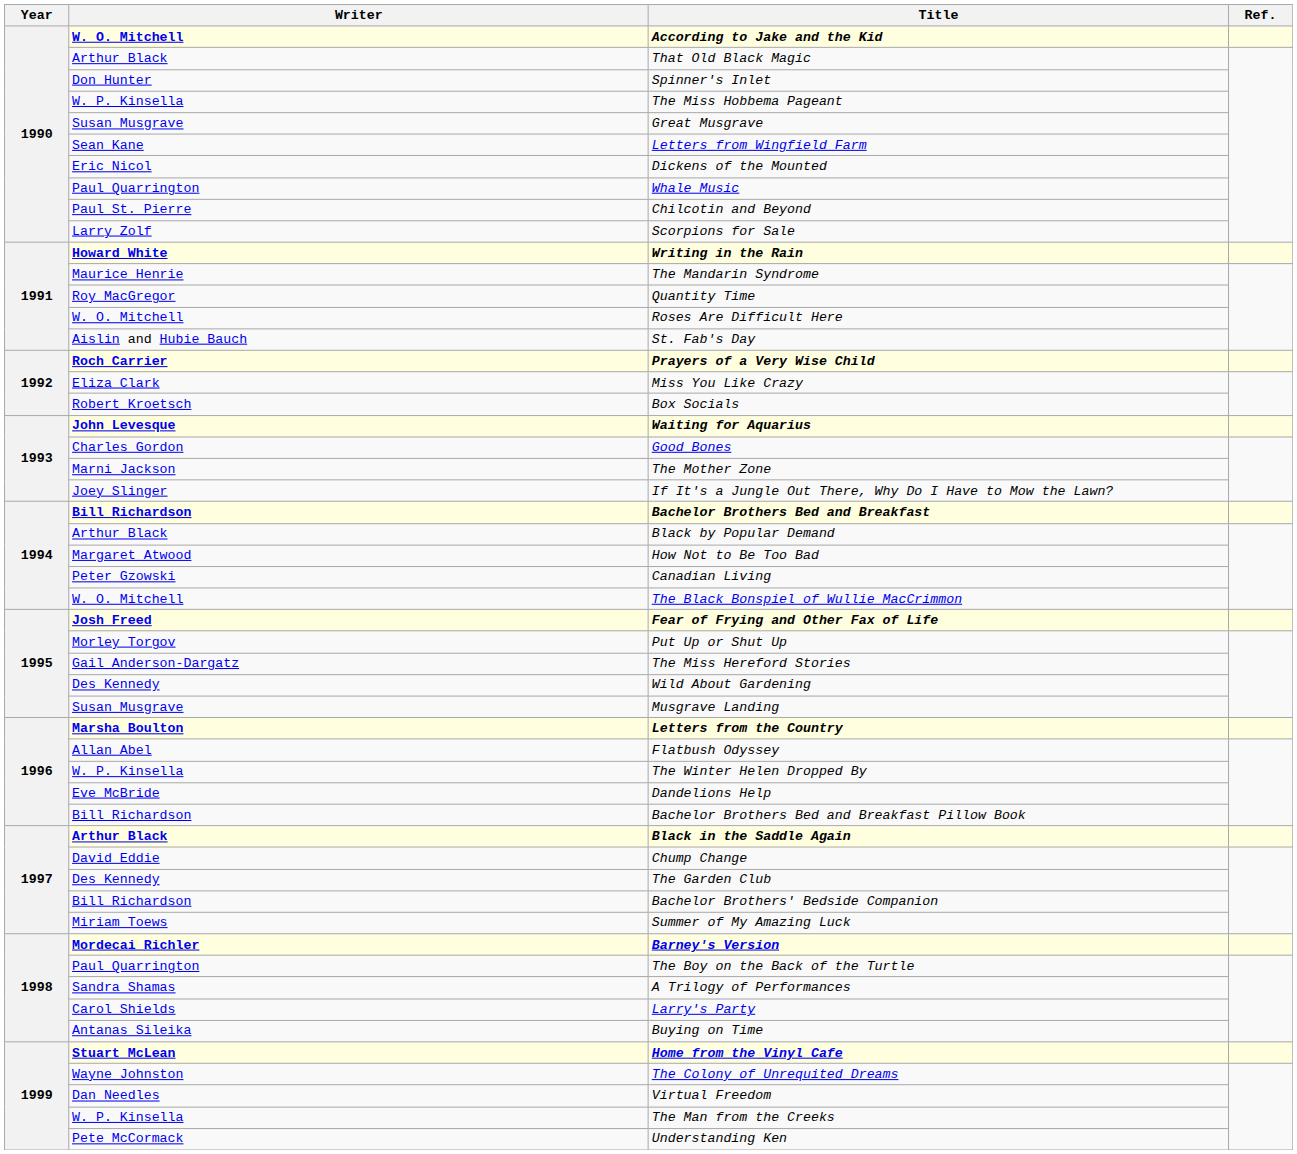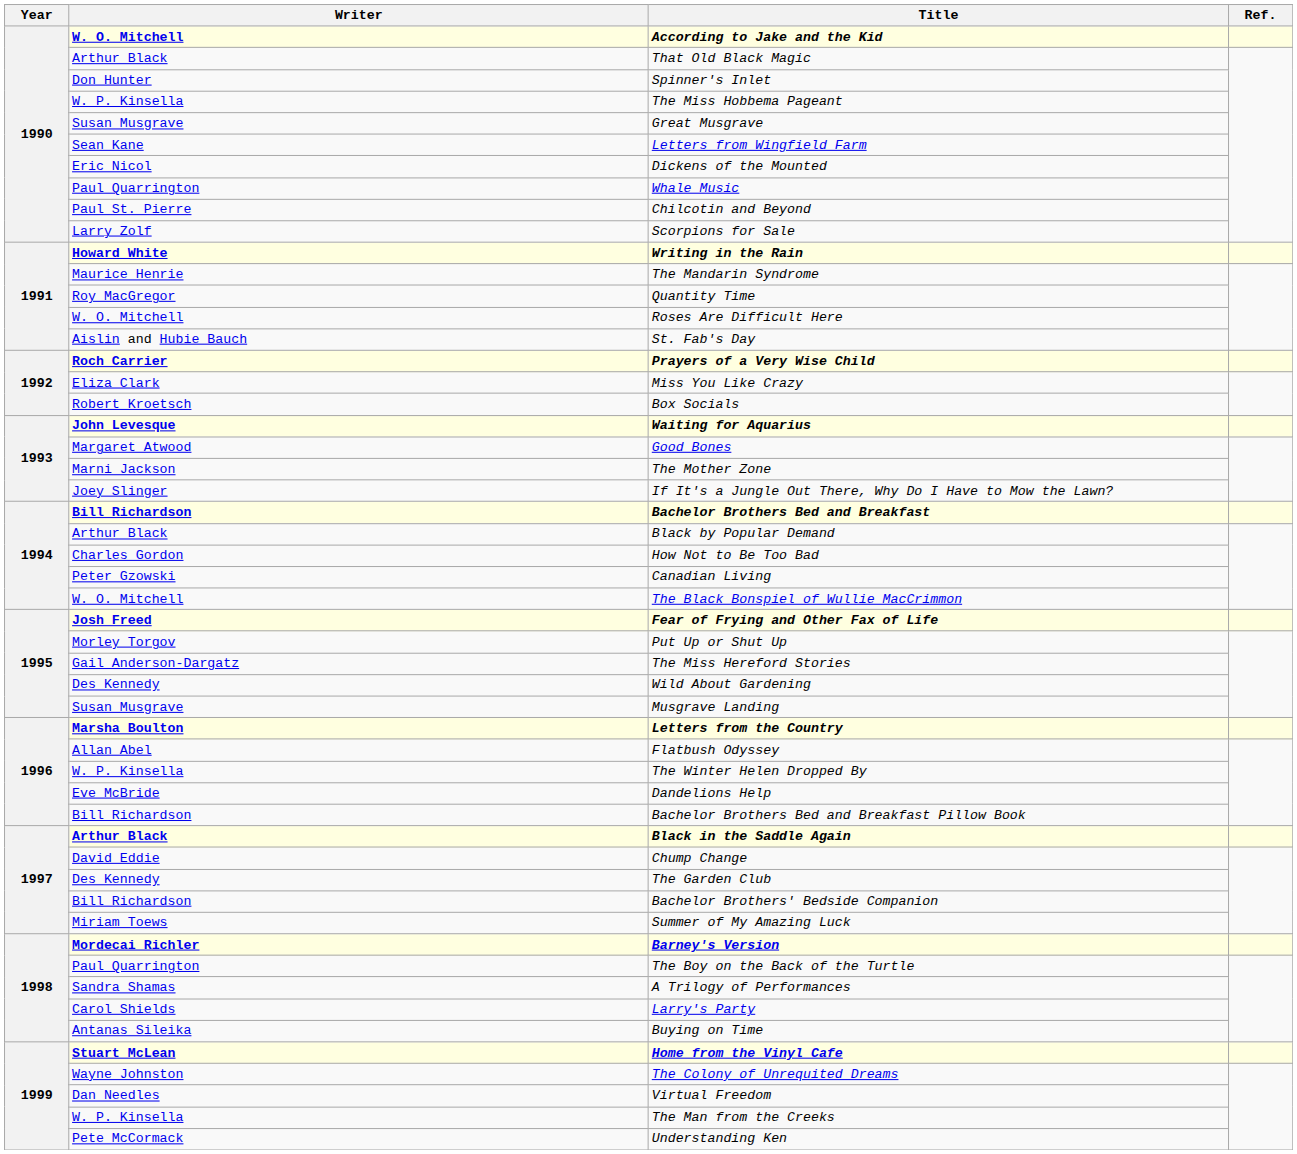(128, 448) Charles Gordon -> (132, 448) Margaret Atwood
(132, 556) Margaret Atwood -> (128, 556) Charles Gordon
